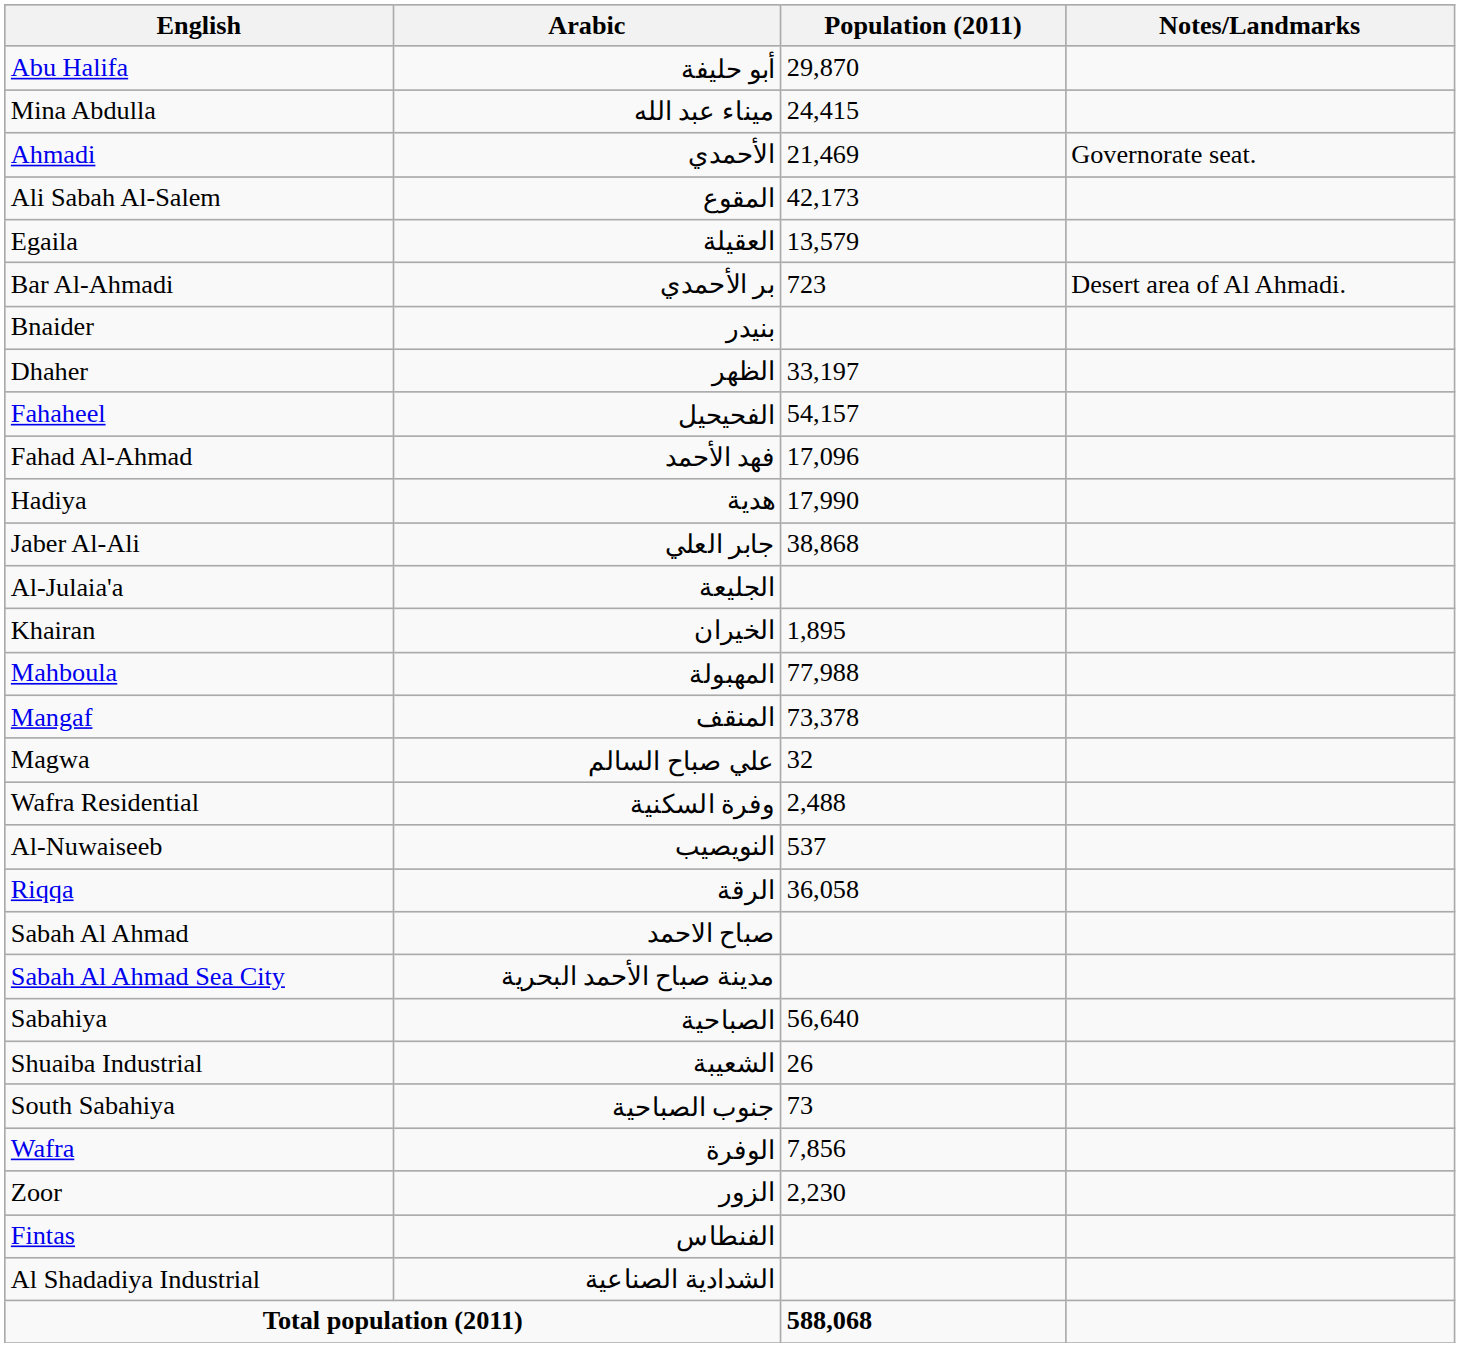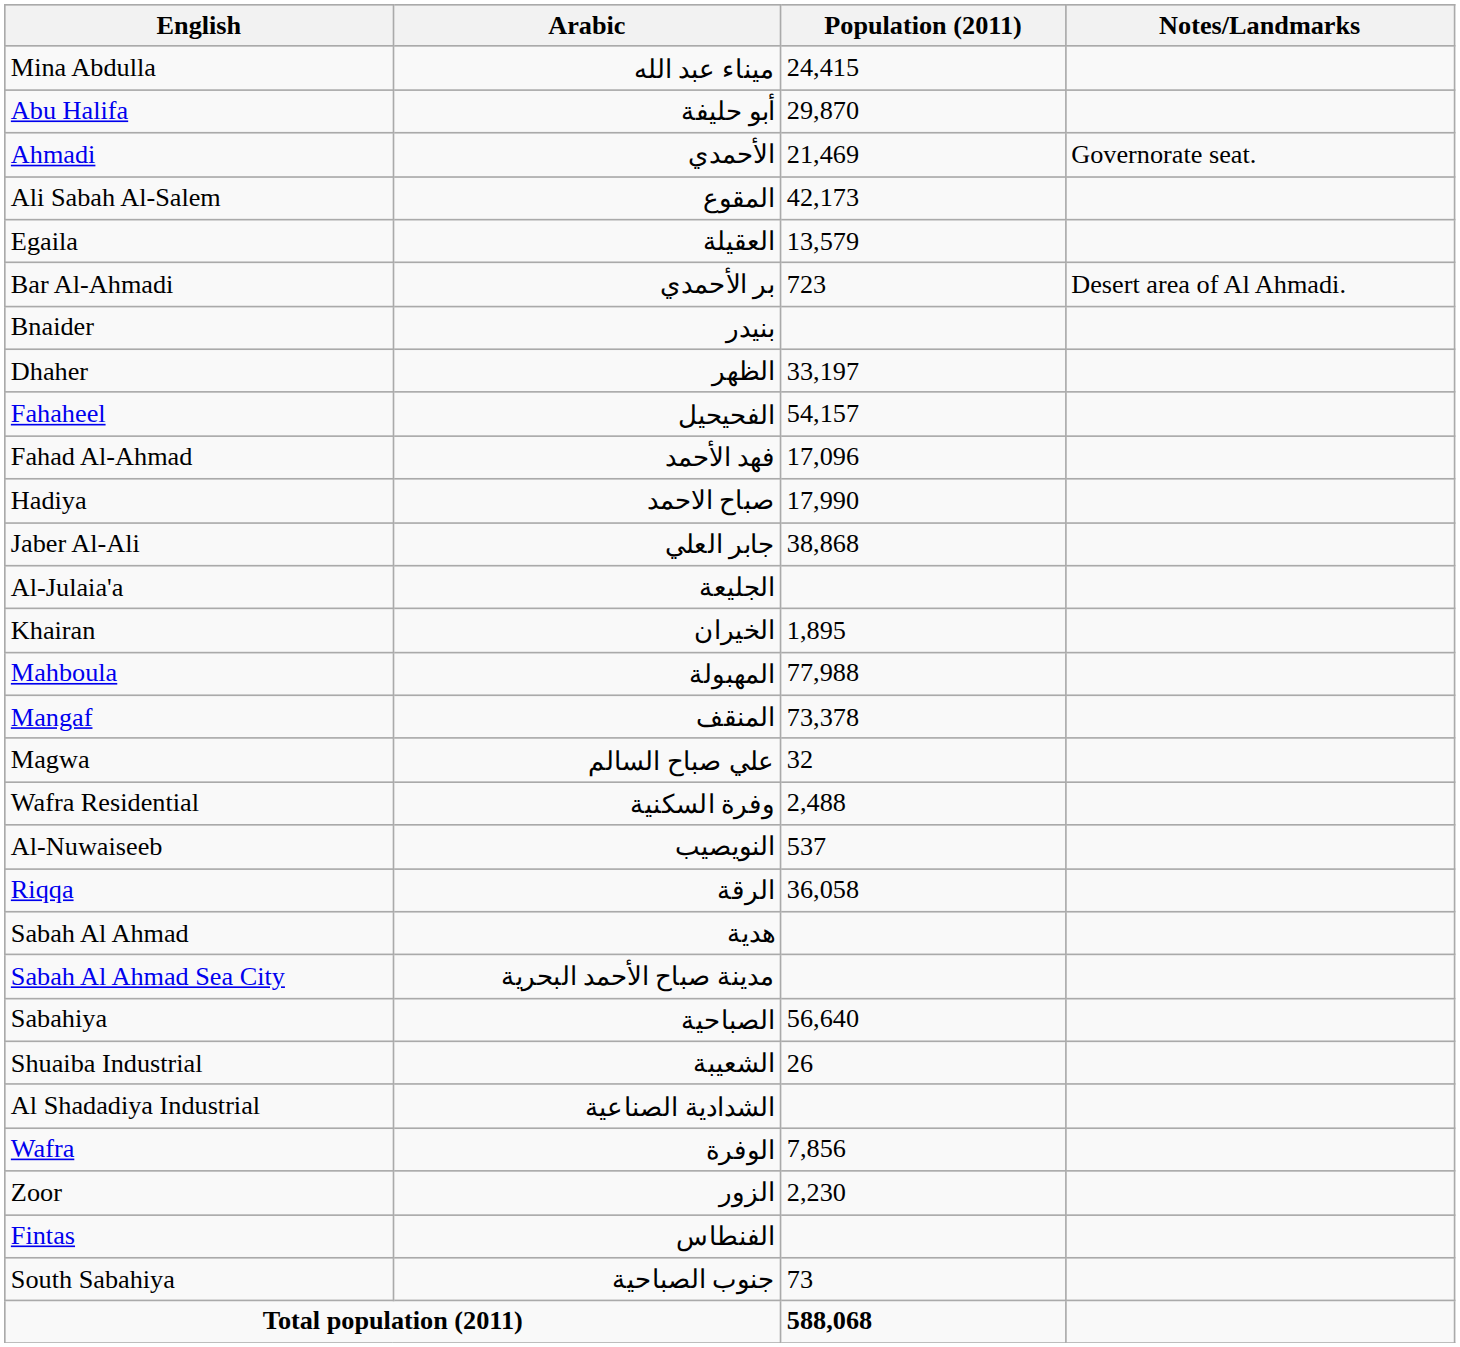rows swapped: (70, 67) <-> (83, 110)
(751, 501) هدية -> (711, 501) صباح الاحمد
(711, 933) صباح الاحمد -> (751, 933) هدية
rows swapped: (93, 1105) <-> (135, 1278)
